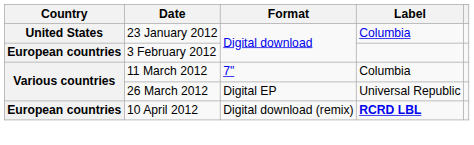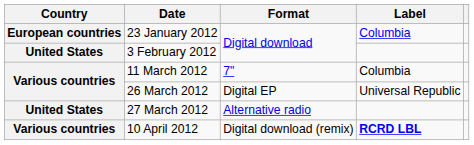(64, 33) United States -> (64, 33) European countries
(64, 52) European countries -> (64, 52) United States
+ row: (168, 110)
(64, 110) European countries -> (64, 129) Various countries
